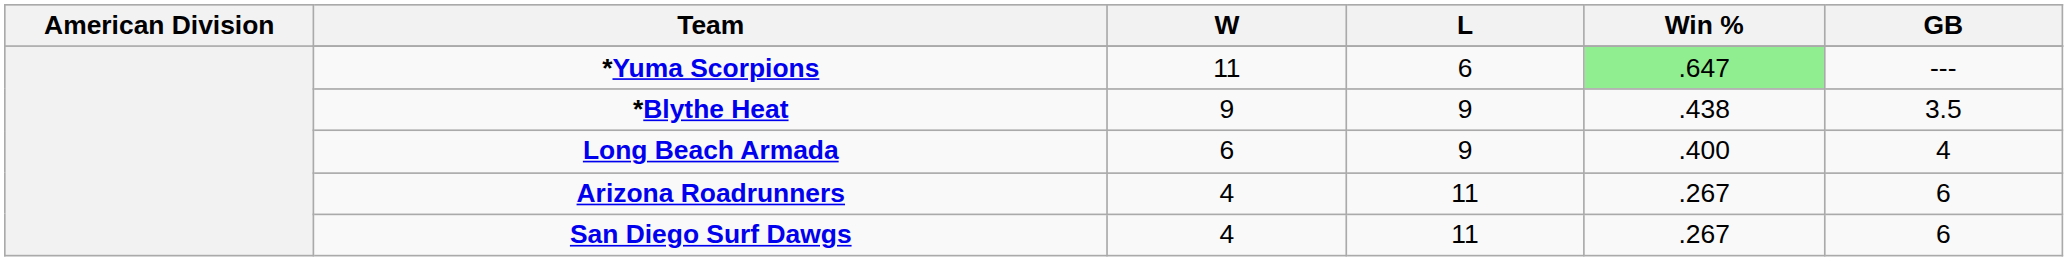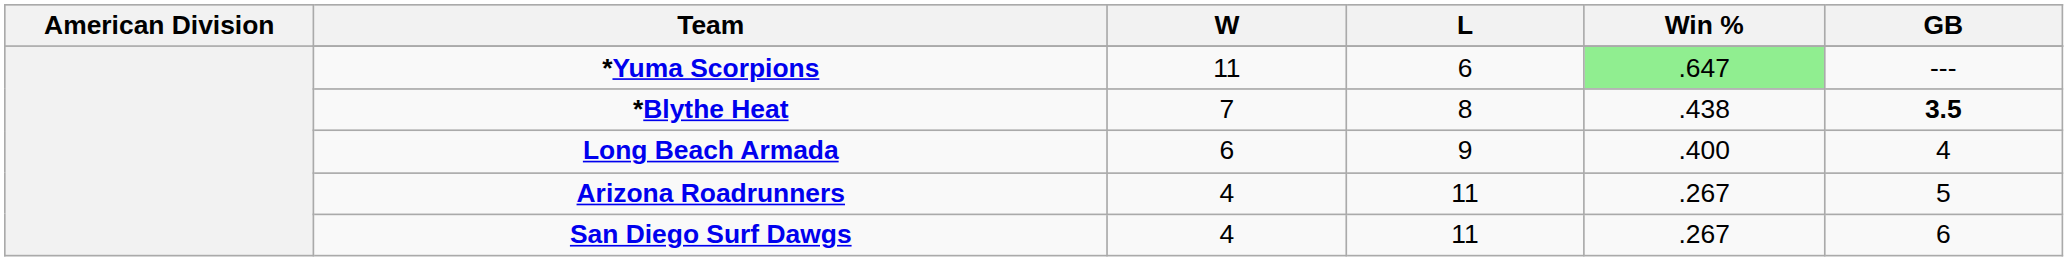(1227, 109) 9 -> (1227, 109) 7
(1465, 109) 9 -> (1465, 109) 8
(1943, 109) normal -> (1943, 109) bold
(1943, 192) 6 -> (1943, 192) 5
